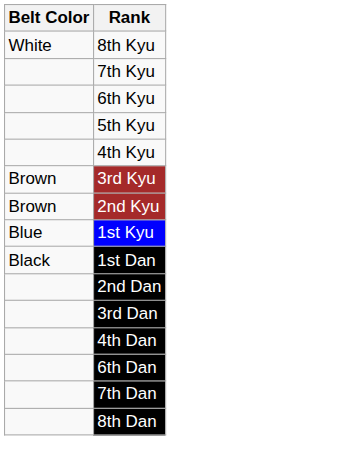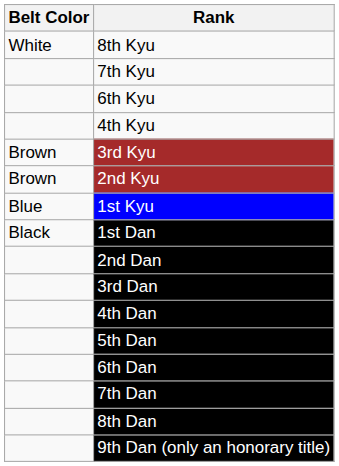- row: (126, 125)
+ row: (127, 340)
+ row: (214, 448)
